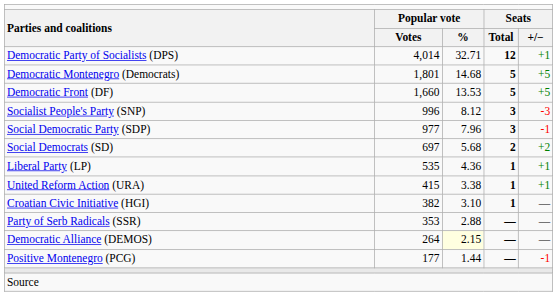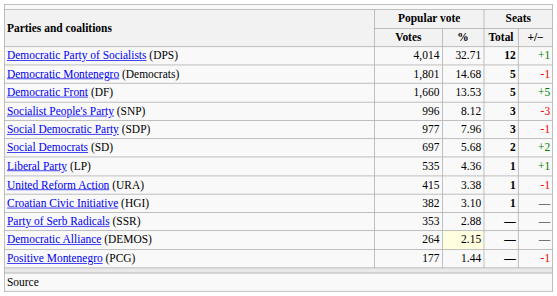(544, 73) +5 -> (545, 73) -1
(544, 184) +1 -> (545, 184) -1
